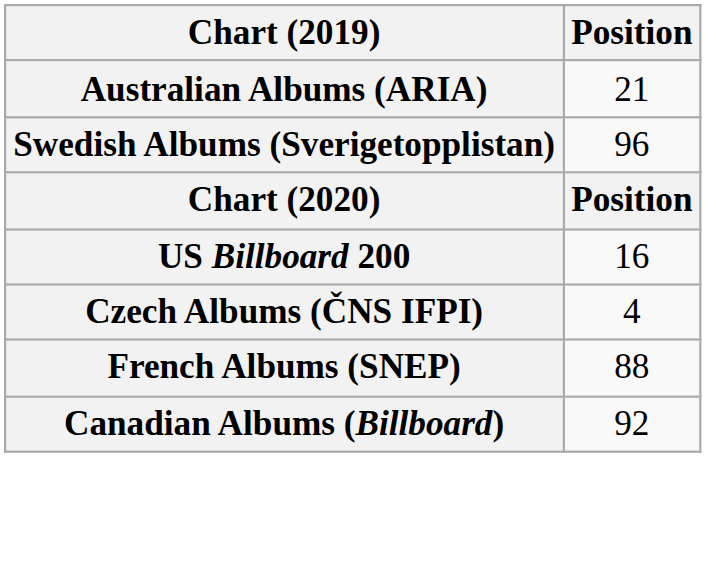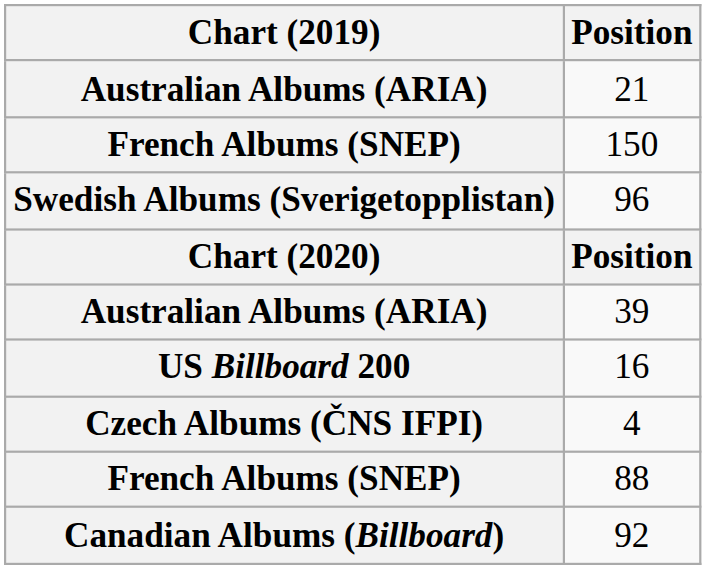+ row: (632, 144)
+ row: (632, 311)
